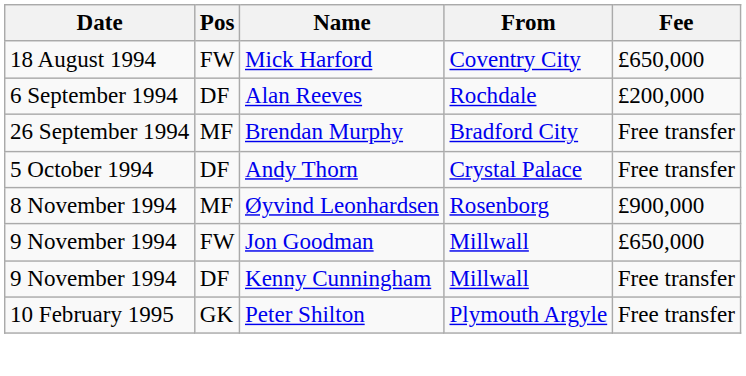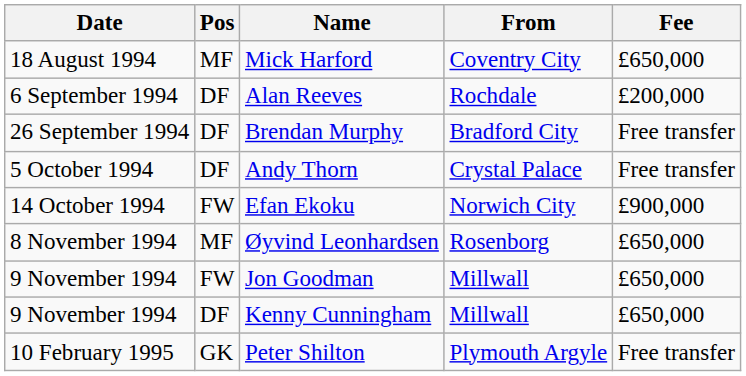(217, 59) FW -> (216, 59) MF
(216, 132) MF -> (215, 132) DF
+ row: (300, 205)
(661, 205) £900,000 -> (661, 242) £650,000
(676, 278) Free transfer -> (661, 315) £650,000
